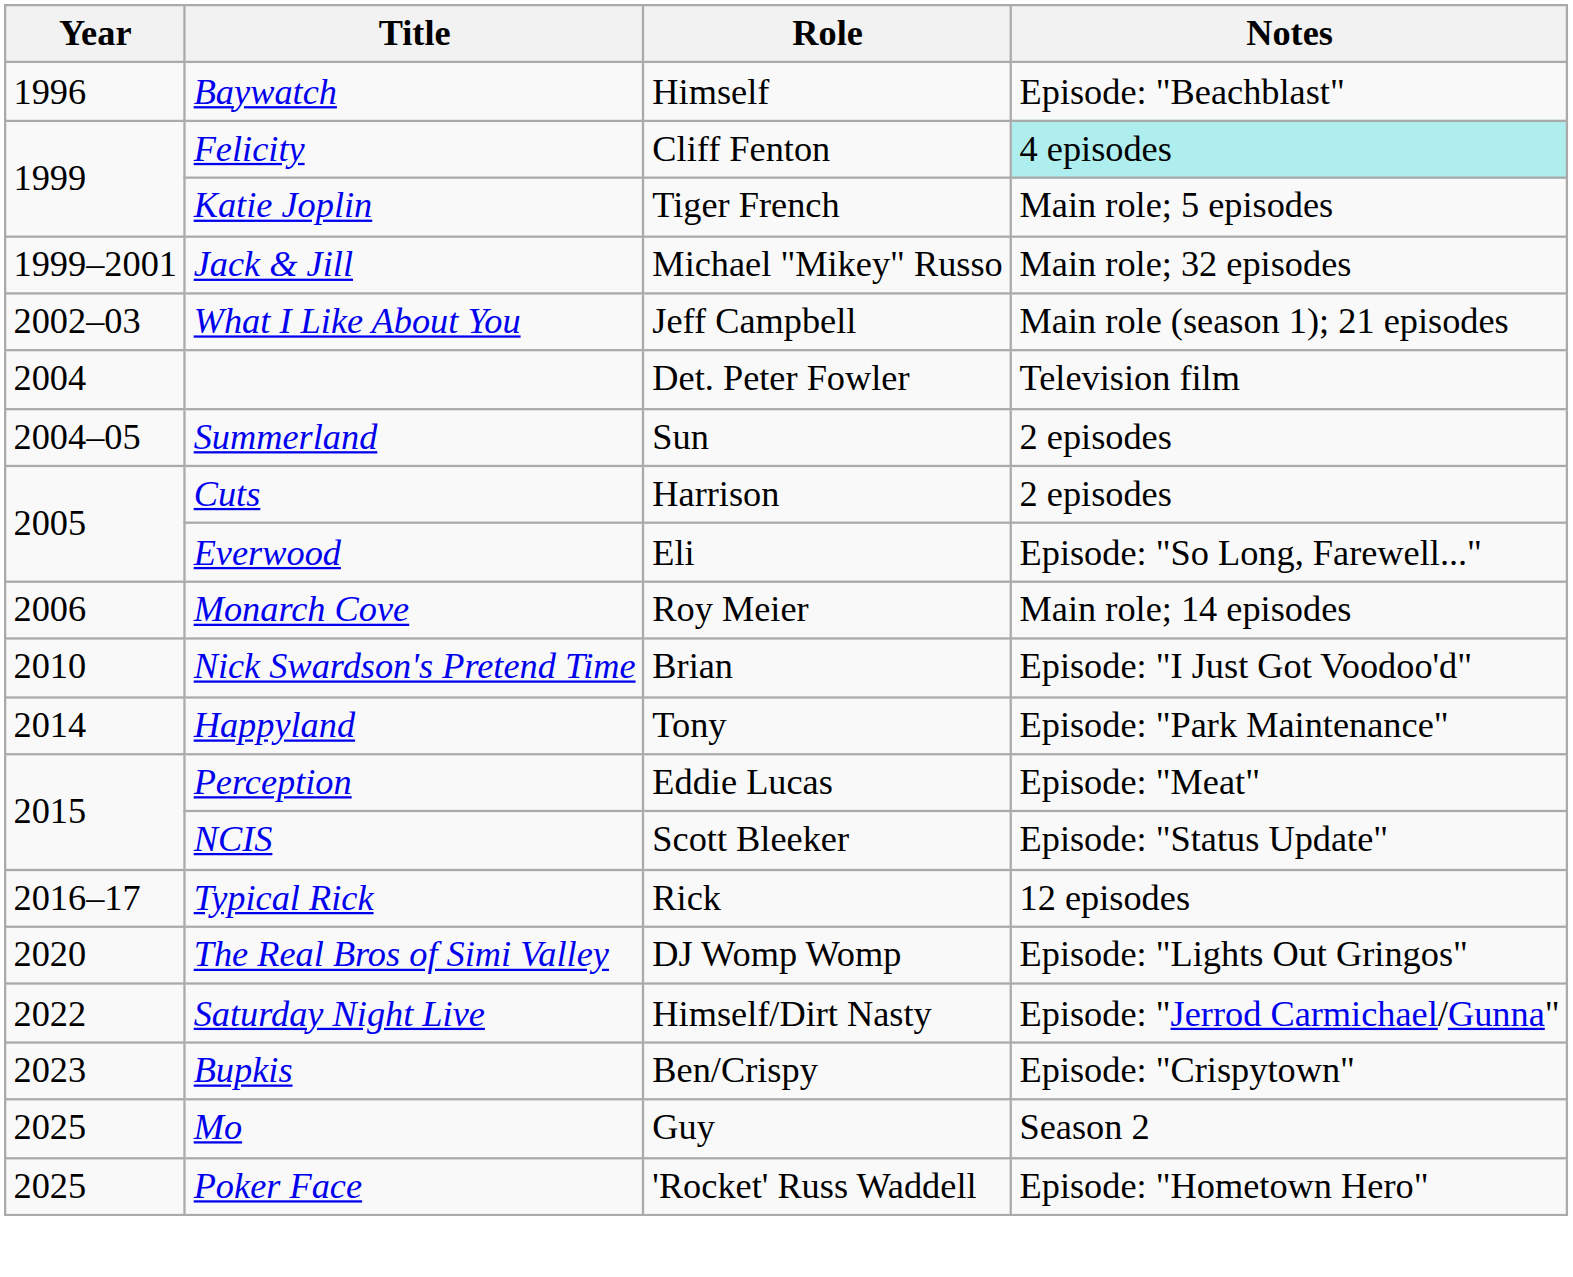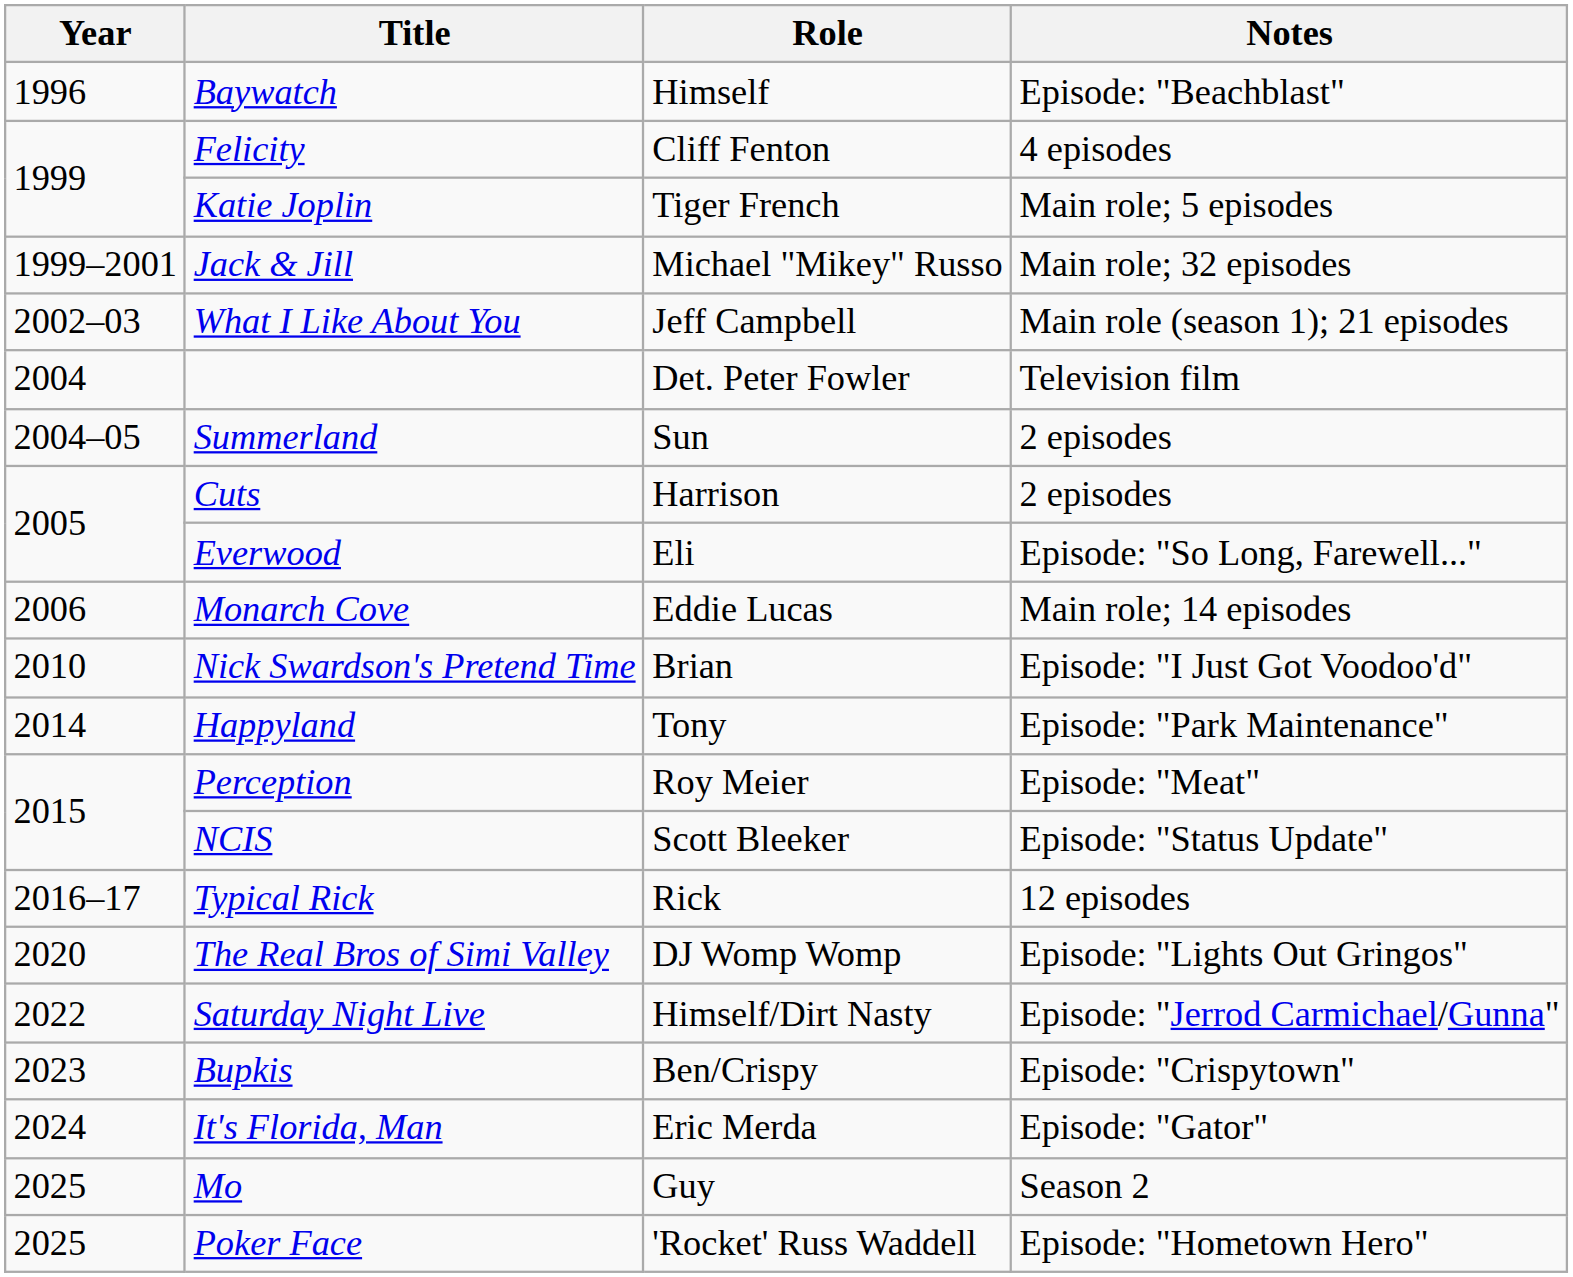(1096, 148) paleturquoise background -> (1096, 148) no background
(731, 609) Roy Meier -> (743, 609) Eddie Lucas
(743, 782) Eddie Lucas -> (731, 782) Roy Meier
+ row: (318, 1127)
